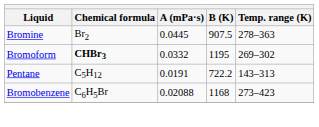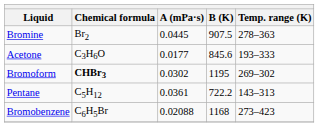+ row: (24, 54)
(174, 54) 0.0332 -> (174, 73) 0.0302
(174, 73) 0.0191 -> (174, 93) 0.0361
